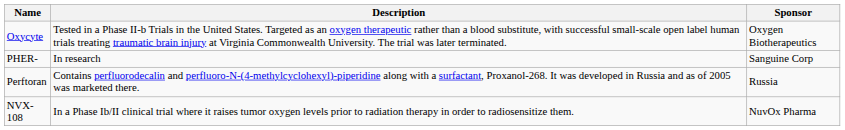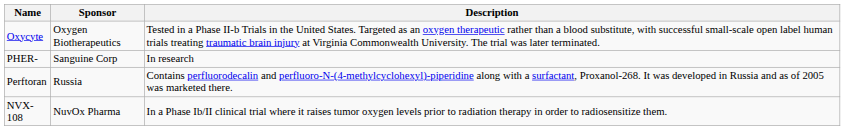columns swapped: (793, 13) <-> (399, 13)
